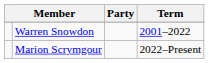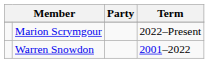rows swapped: (58, 49) <-> (55, 31)
